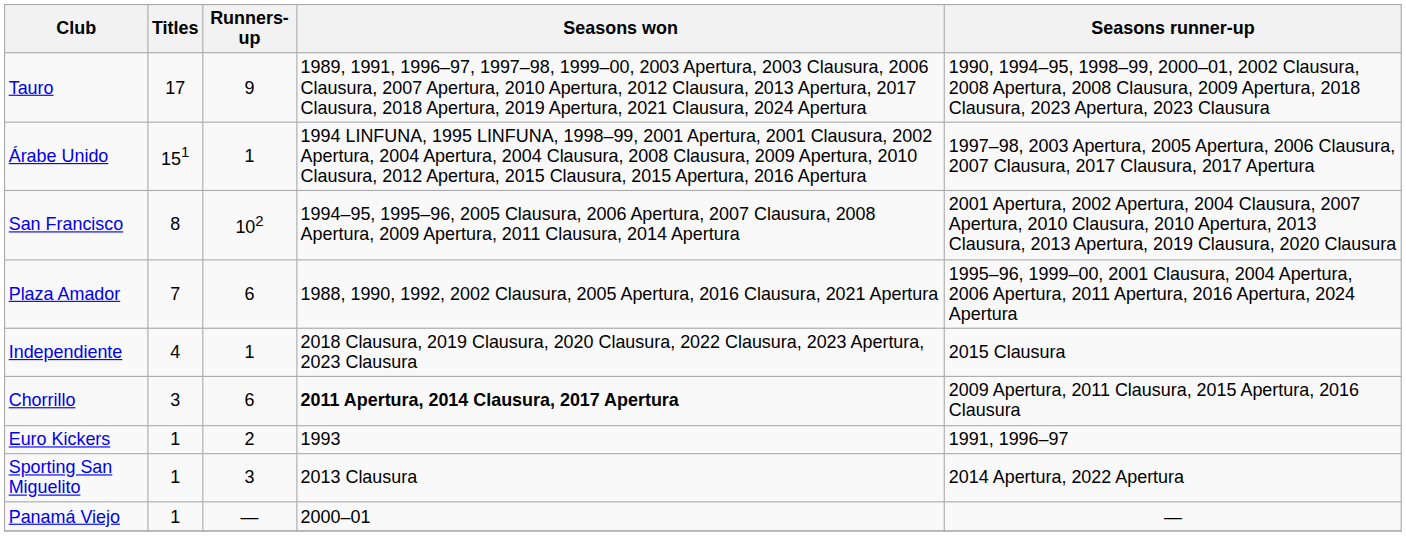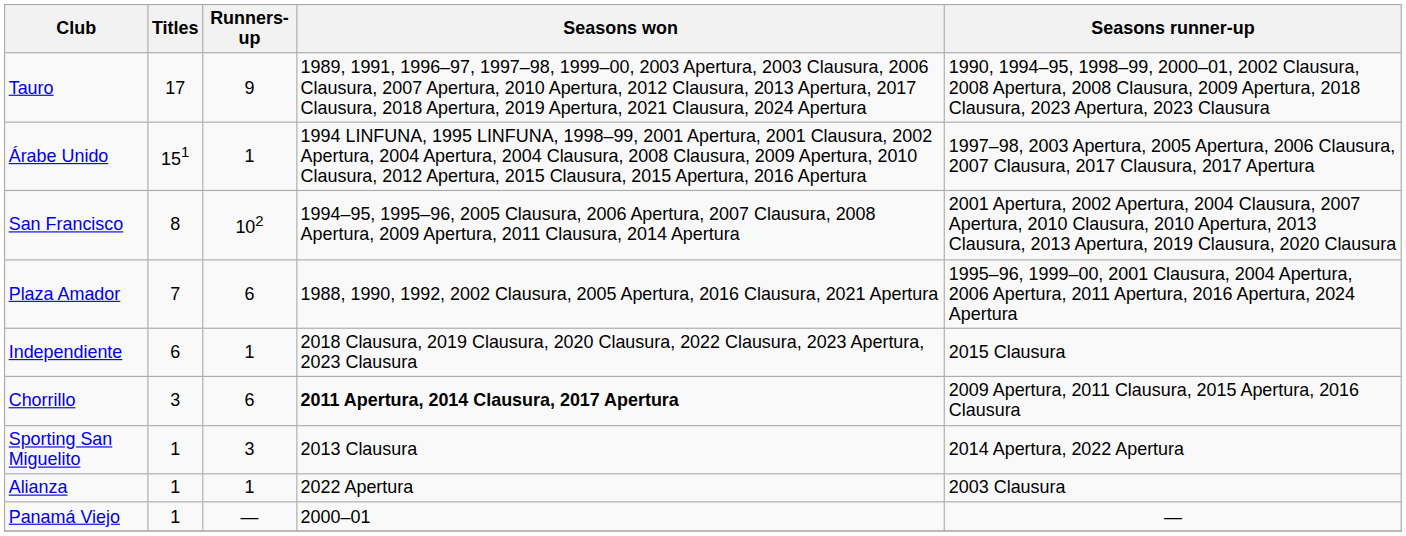(175, 352) 4 -> (175, 352) 6
- row: (59, 439)
+ row: (38, 487)
